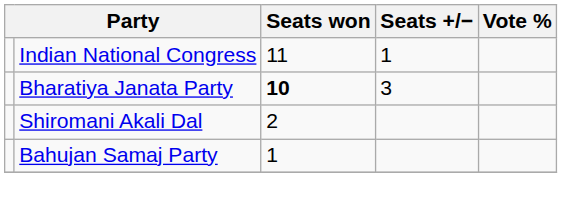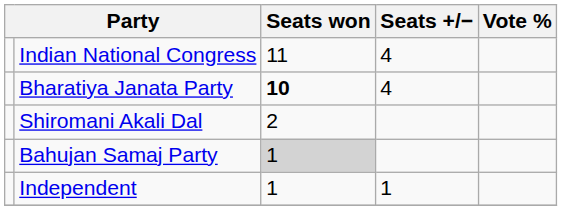(386, 54) 1 -> (386, 54) 4
(386, 88) 3 -> (386, 88) 4
(272, 155) no background -> (272, 155) lightgrey background
+ row: (78, 188)
